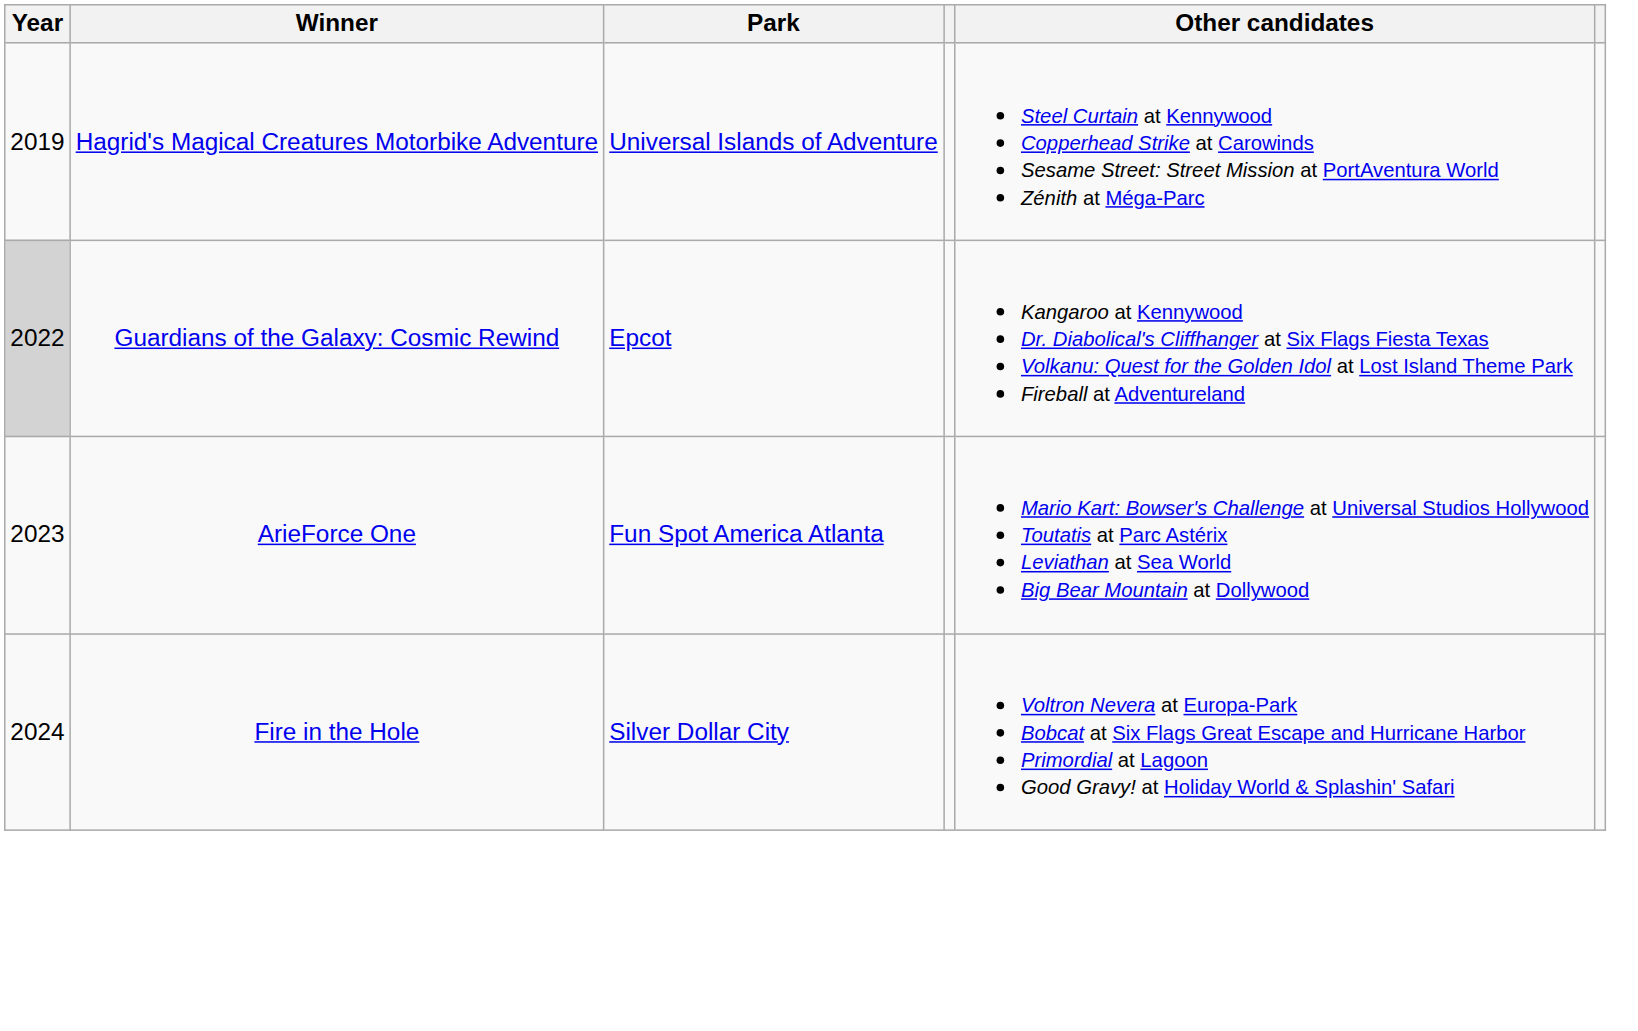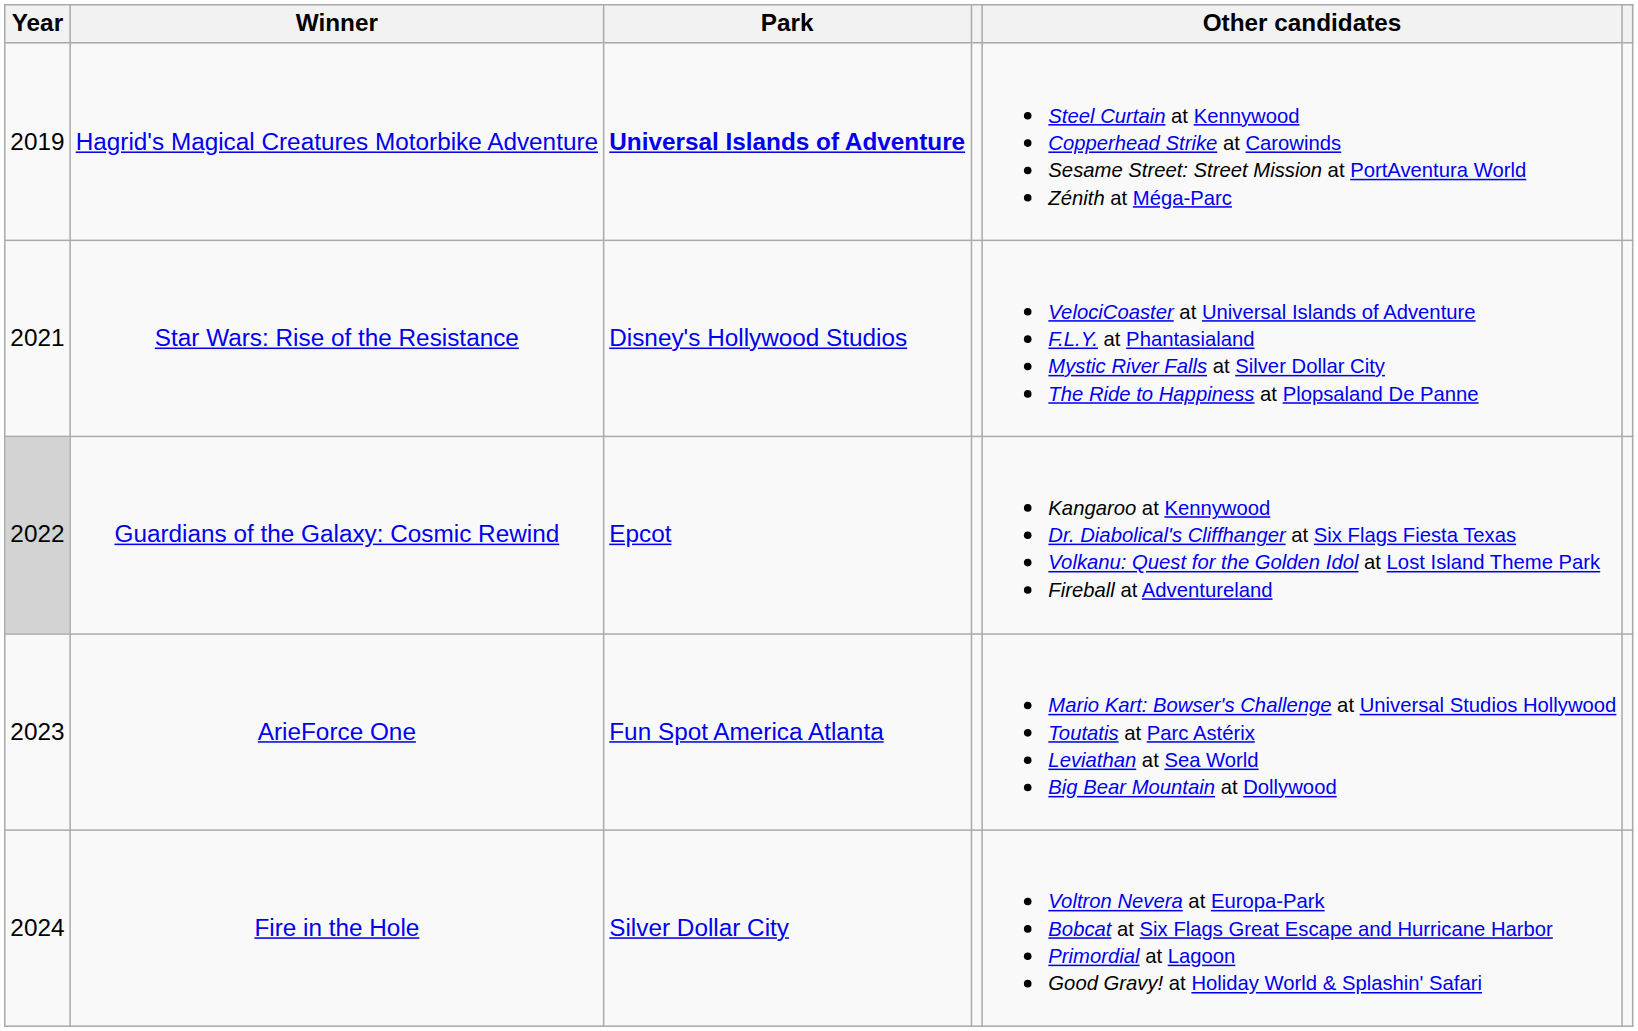(774, 141) normal -> (787, 141) bold
+ row: (337, 338)
